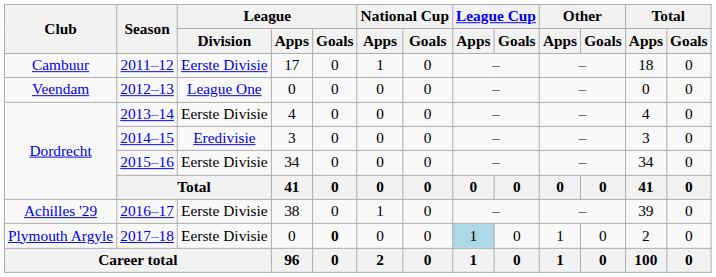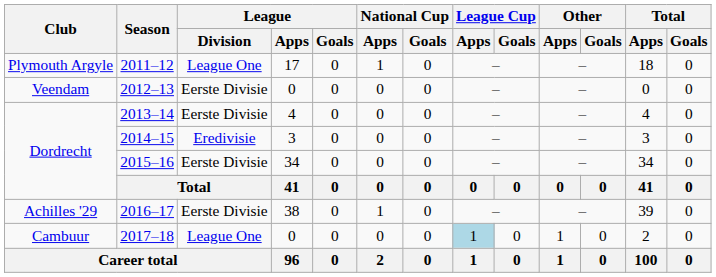(61, 65) Cambuur -> (61, 65) Plymouth Argyle
(224, 65) Eerste Divisie -> (224, 65) League One
(224, 89) League One -> (224, 89) Eerste Divisie
(61, 235) Plymouth Argyle -> (61, 235) Cambuur
(224, 235) Eerste Divisie -> (224, 235) League One
(335, 235) bold -> (335, 235) normal
